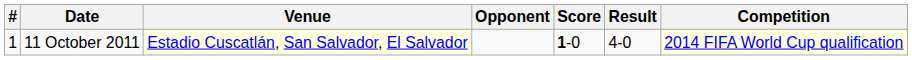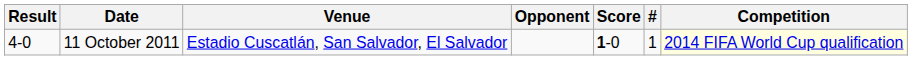columns swapped: (13, 17) <-> (633, 17)
(307, 42) lightyellow background -> (347, 42) no background
